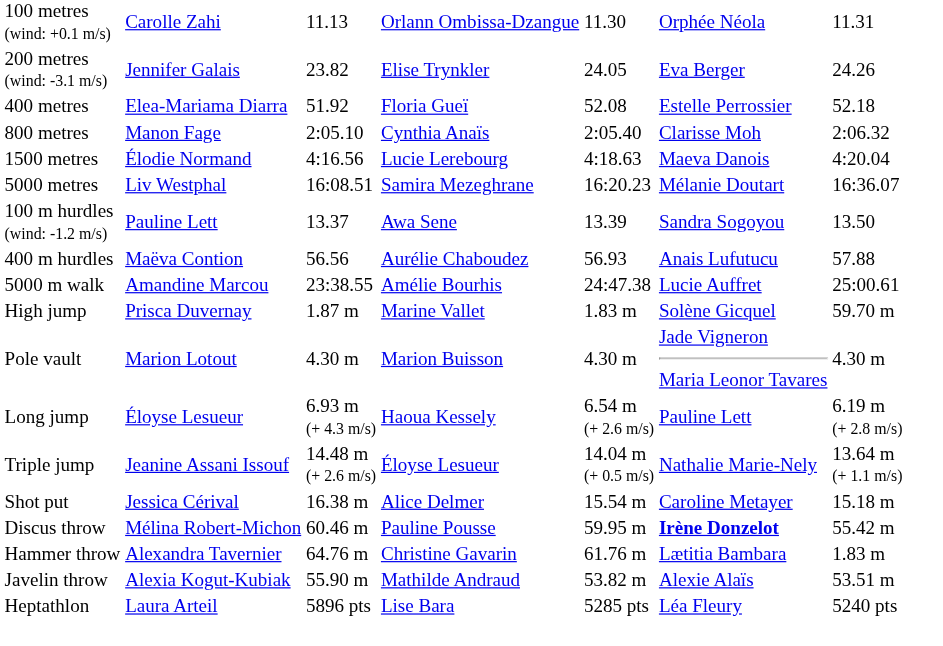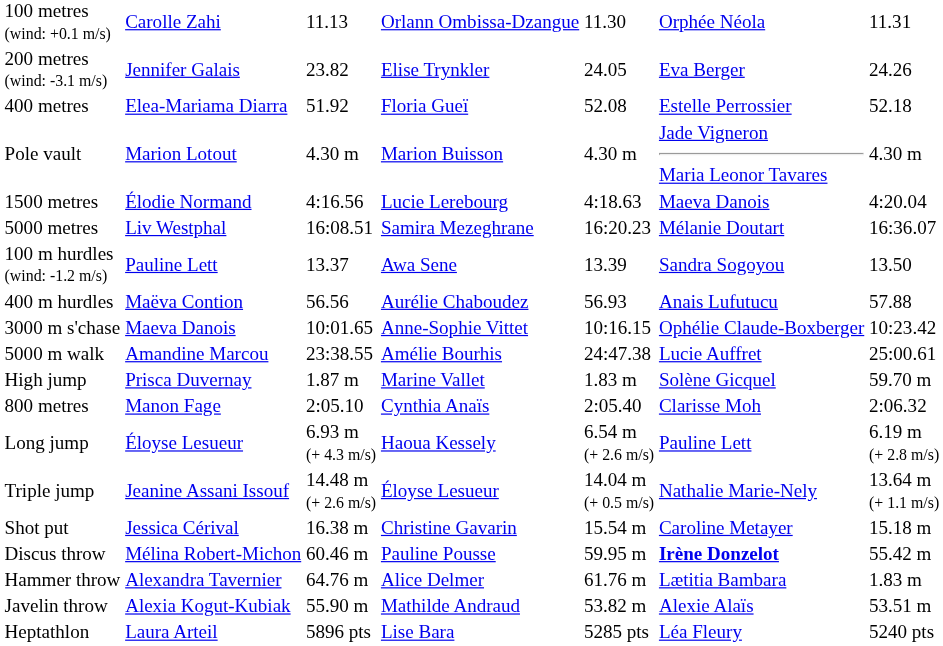rows swapped: (47, 132) <-> (43, 358)
+ row: (62, 327)
(432, 501) Alice Delmer -> (449, 527) Christine Gavarin
(449, 553) Christine Gavarin -> (432, 580) Alice Delmer
